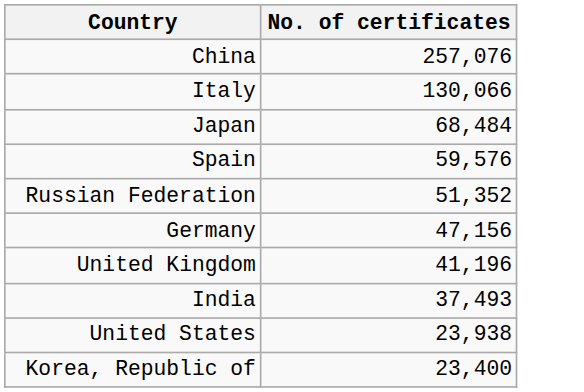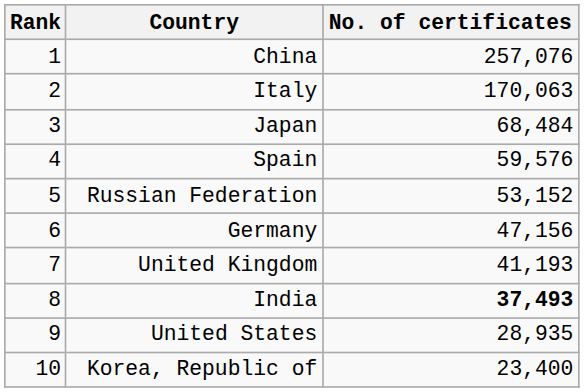+ column: (35, 22)
(467, 92) 130,066 -> (529, 92) 170,063
(474, 196) 51,352 -> (535, 196) 53,152
(474, 265) 41,196 -> (535, 265) 41,193
(474, 300) normal -> (535, 300) bold
(474, 335) 23,938 -> (535, 335) 28,935
